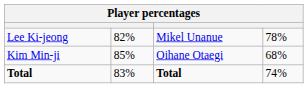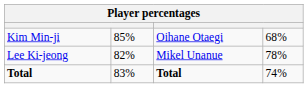rows swapped: (33, 55) <-> (38, 37)
